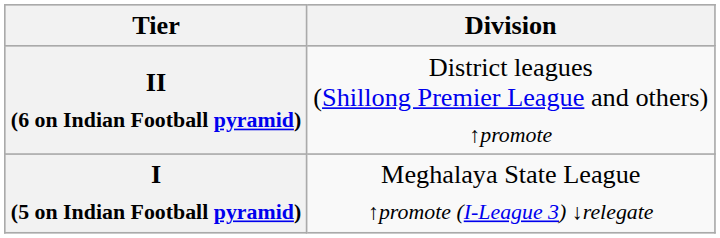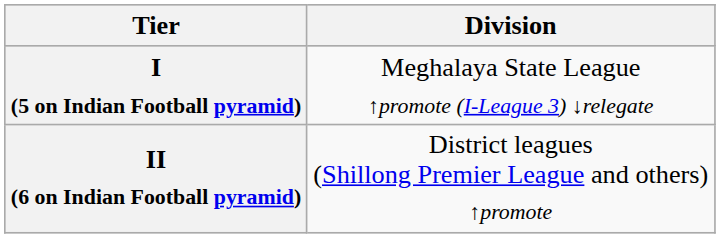rows swapped: (156, 192) <-> (156, 99)
